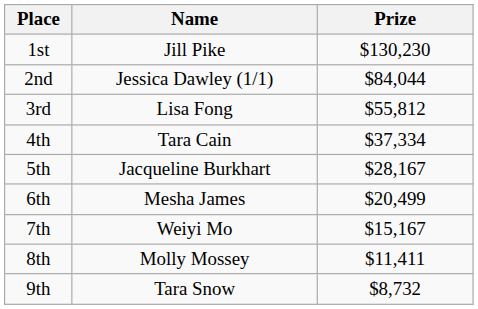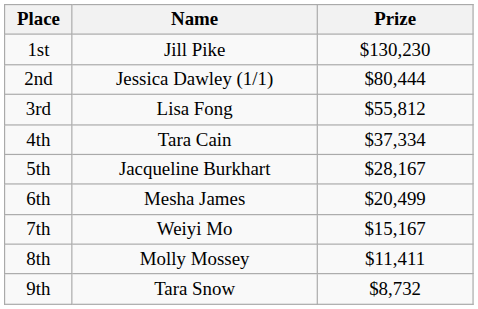(395, 79) $84,044 -> (395, 79) $80,444
